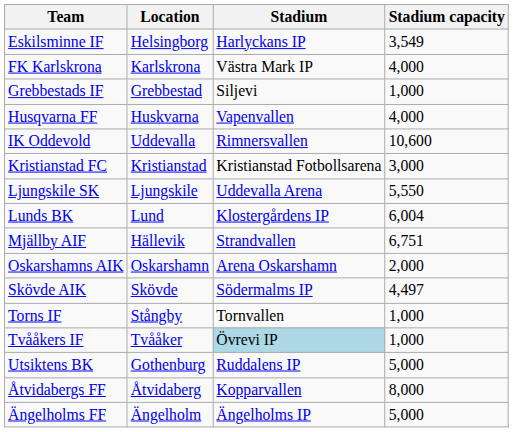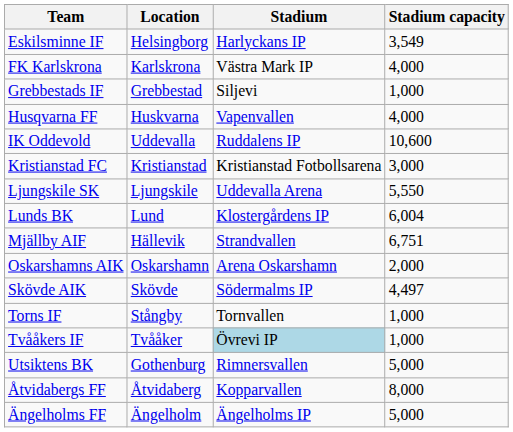(262, 141) Rimnersvallen -> (258, 141) Ruddalens IP
(258, 365) Ruddalens IP -> (262, 365) Rimnersvallen
